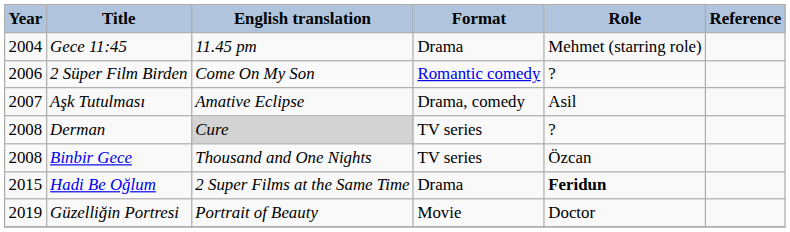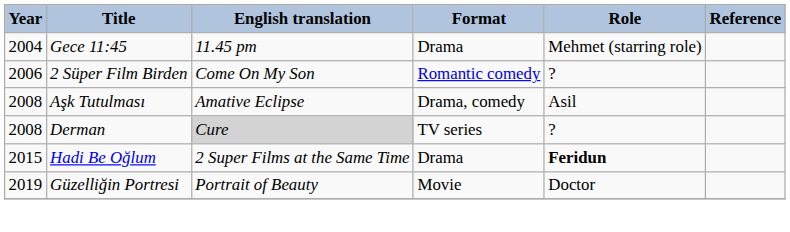(25, 102) 2007 -> (25, 102) 2008
- row: (91, 157)
